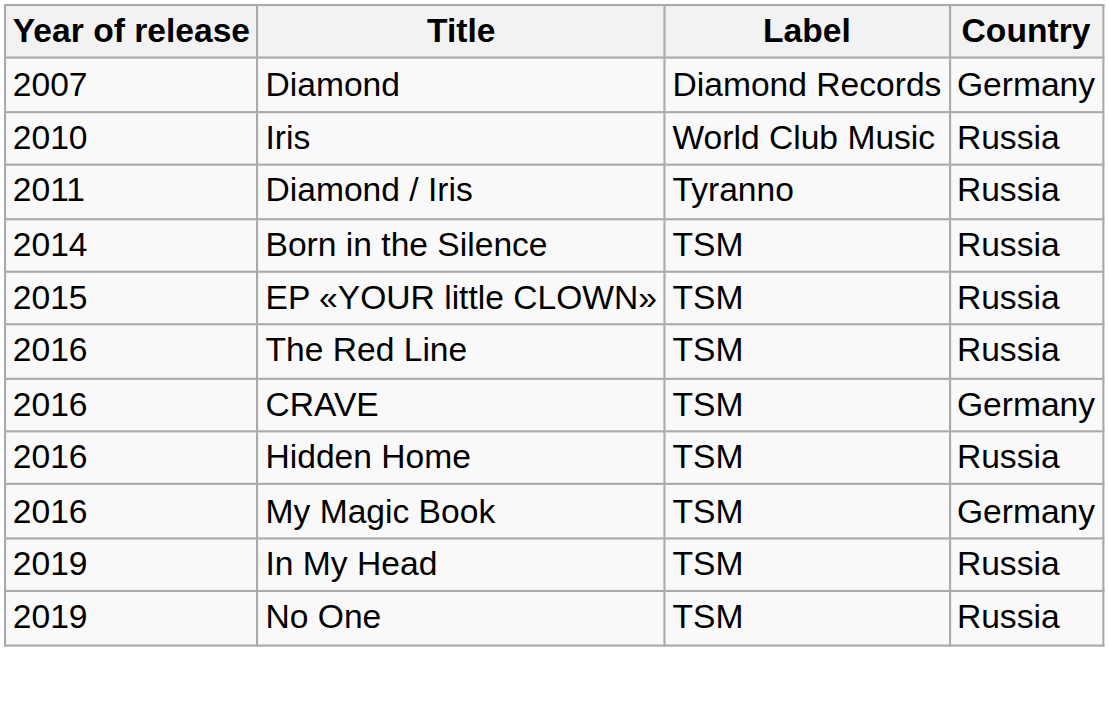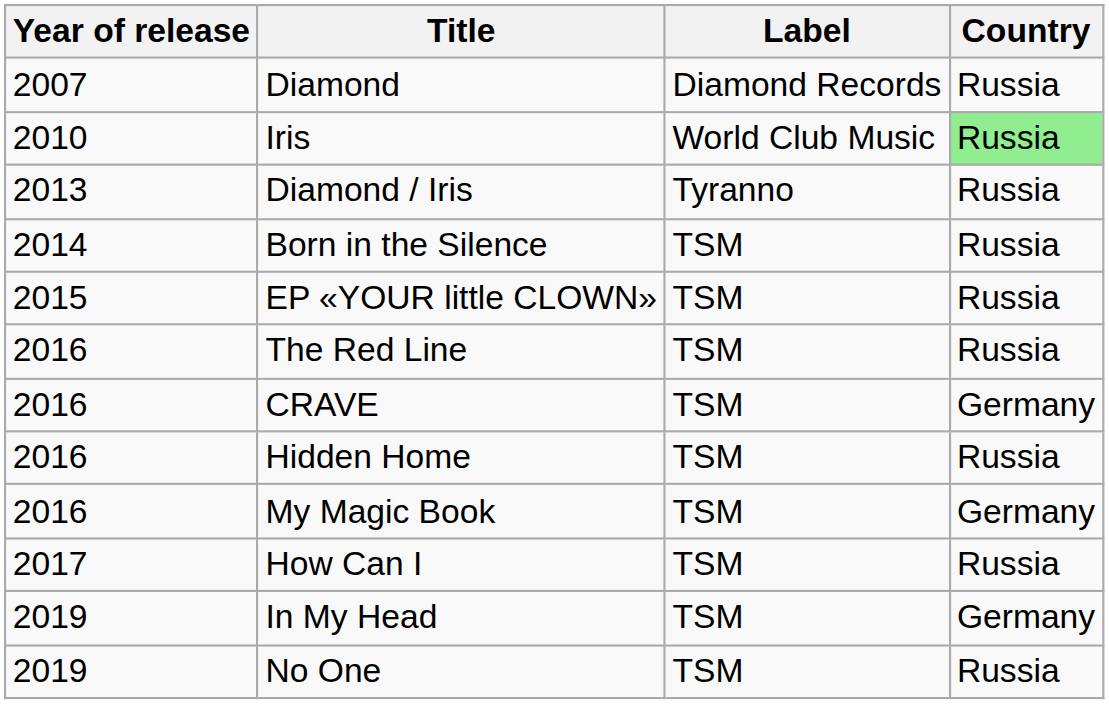(1026, 84) Germany -> (1008, 84) Russia
(1008, 137) no background -> (1008, 137) lightgreen background
(49, 191) 2011 -> (50, 191) 2013
+ row: (344, 564)
(1008, 564) Russia -> (1026, 617) Germany
